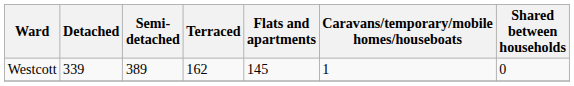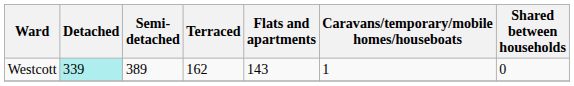(74, 69) no background -> (74, 69) paleturquoise background
(258, 69) 145 -> (258, 69) 143
